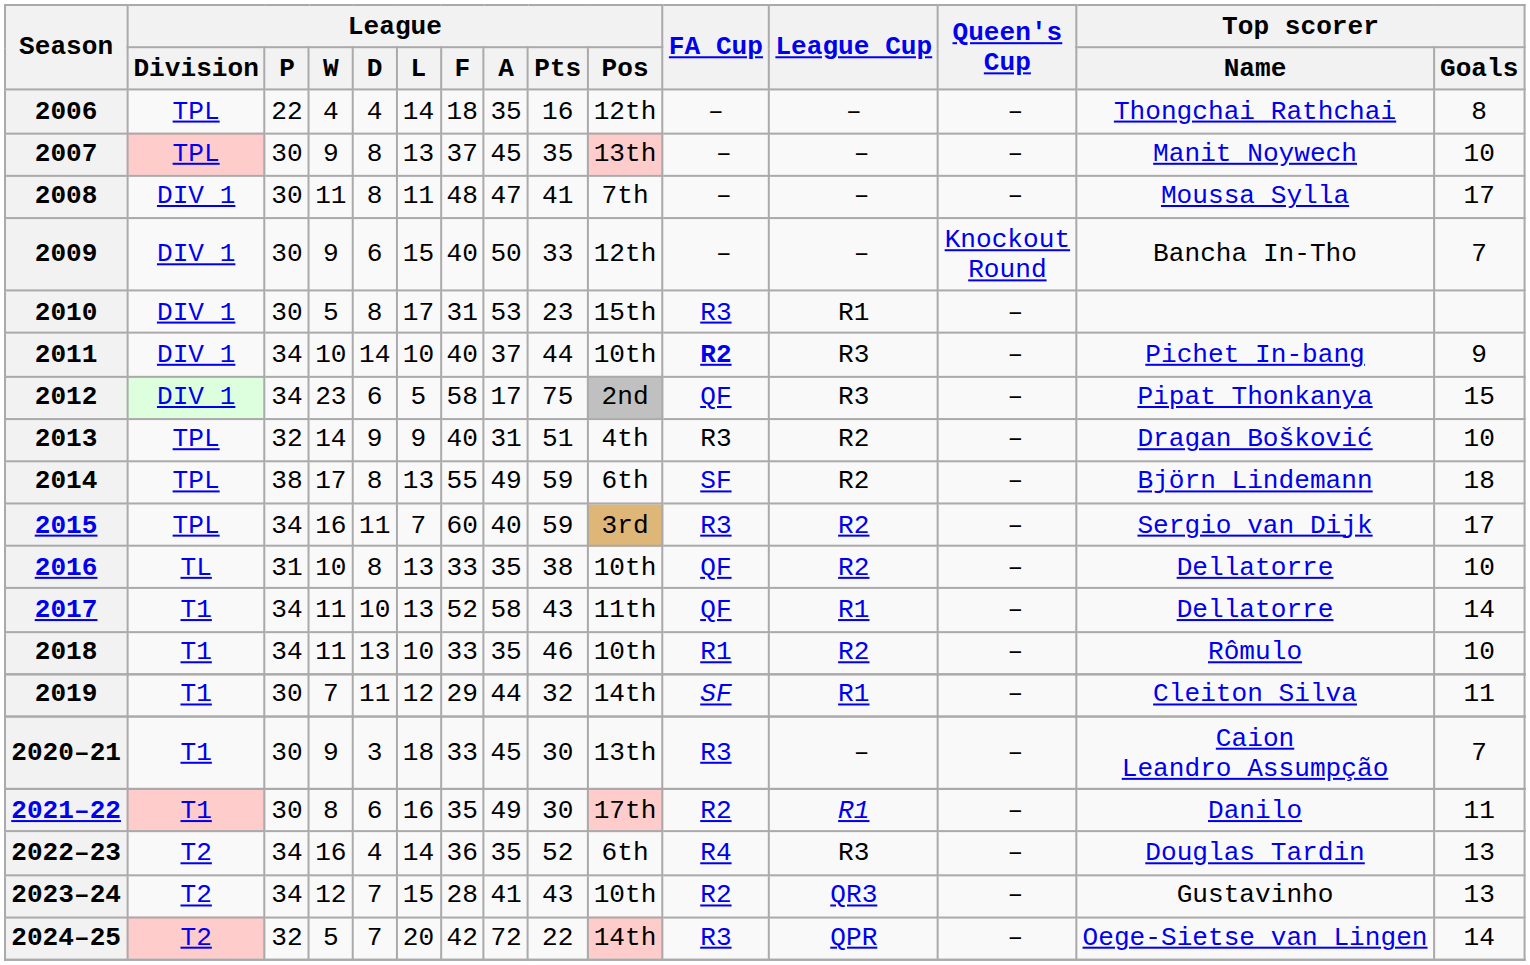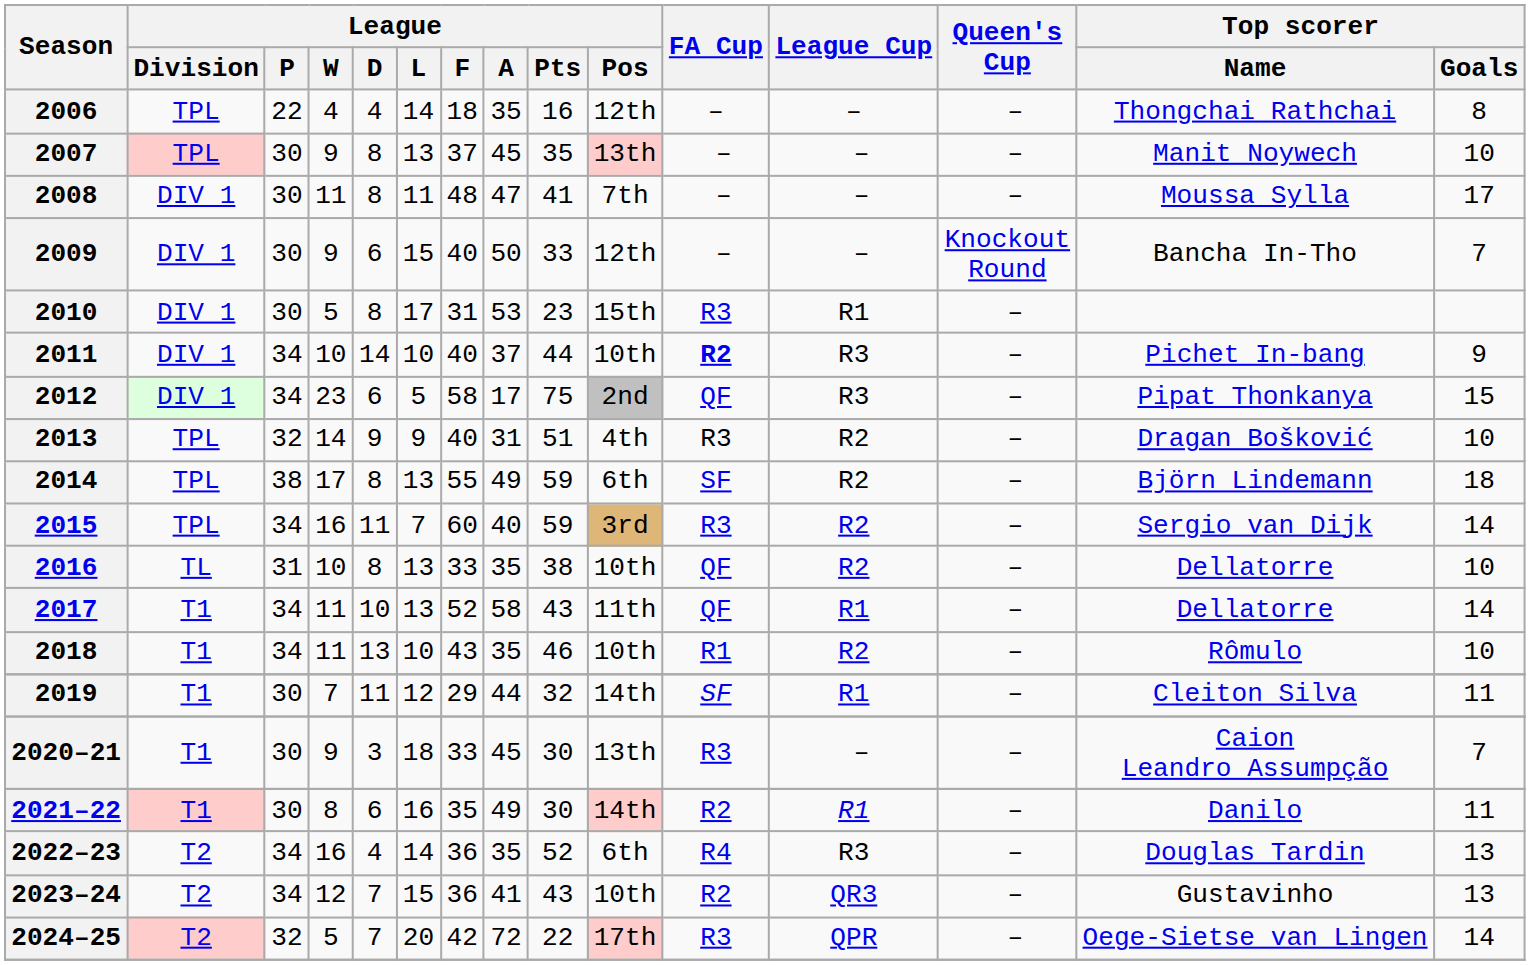(1479, 525) 17 -> (1479, 525) 14
(462, 653) 33 -> (462, 653) 43
(625, 811) 17th -> (625, 811) 14th
(462, 896) 28 -> (462, 896) 36
(625, 938) 14th -> (625, 938) 17th
